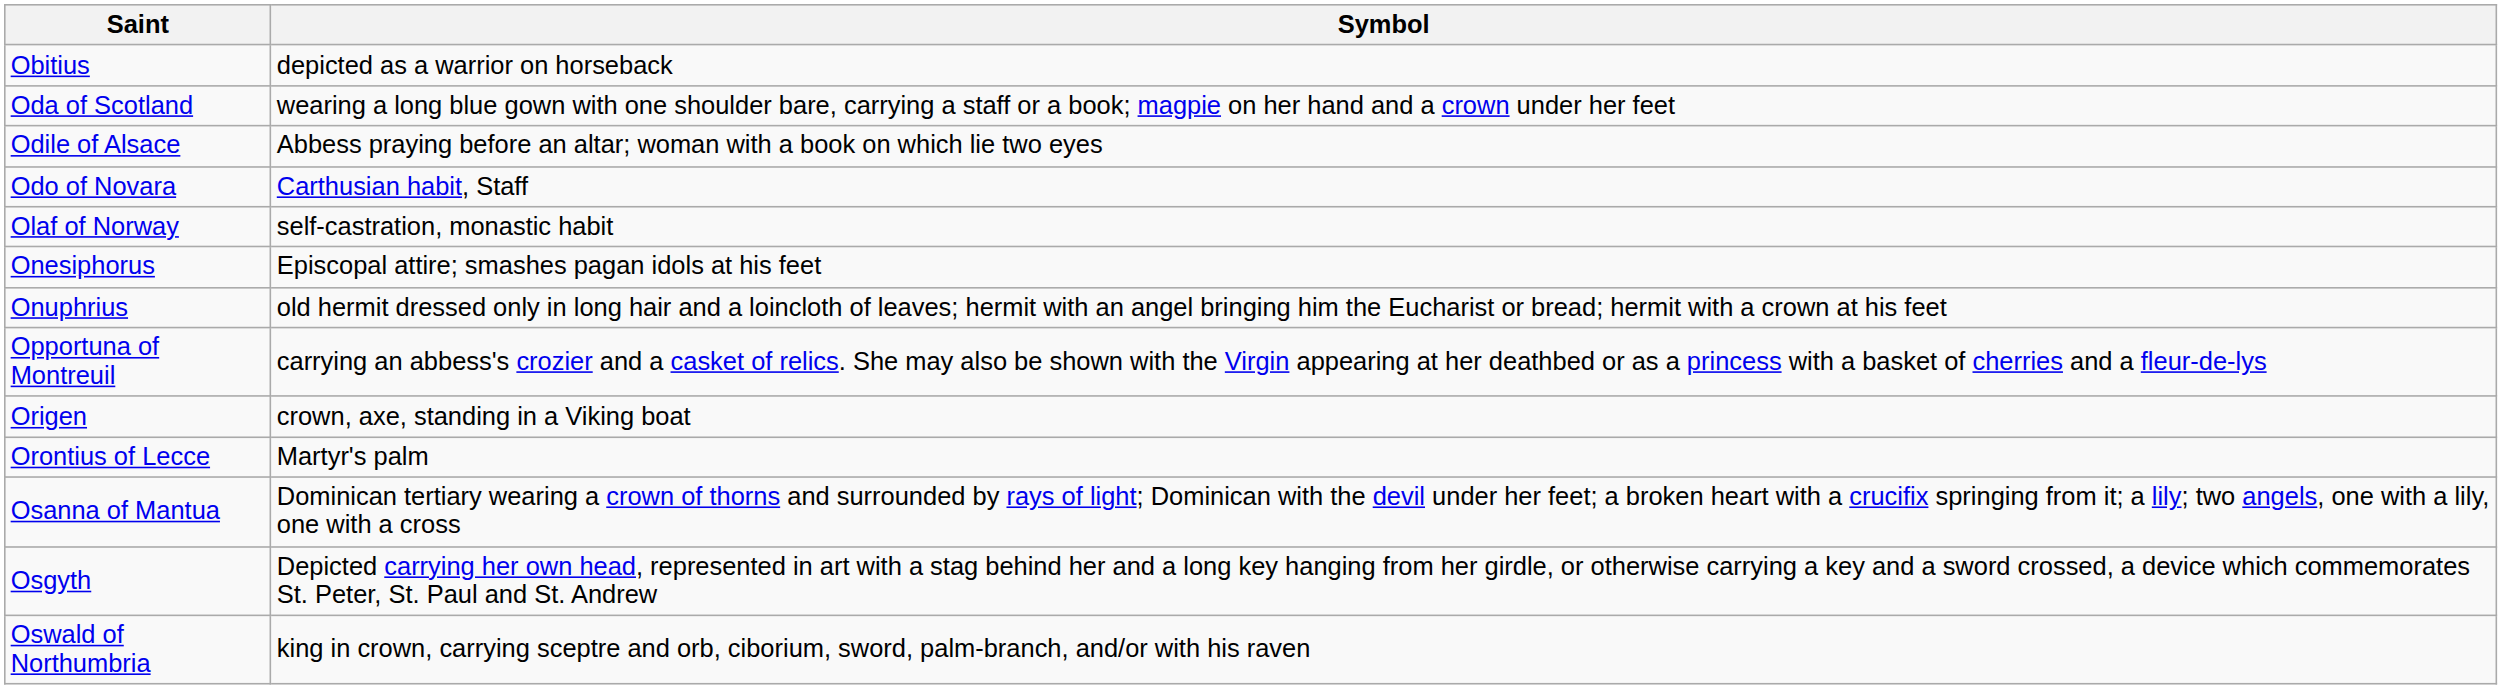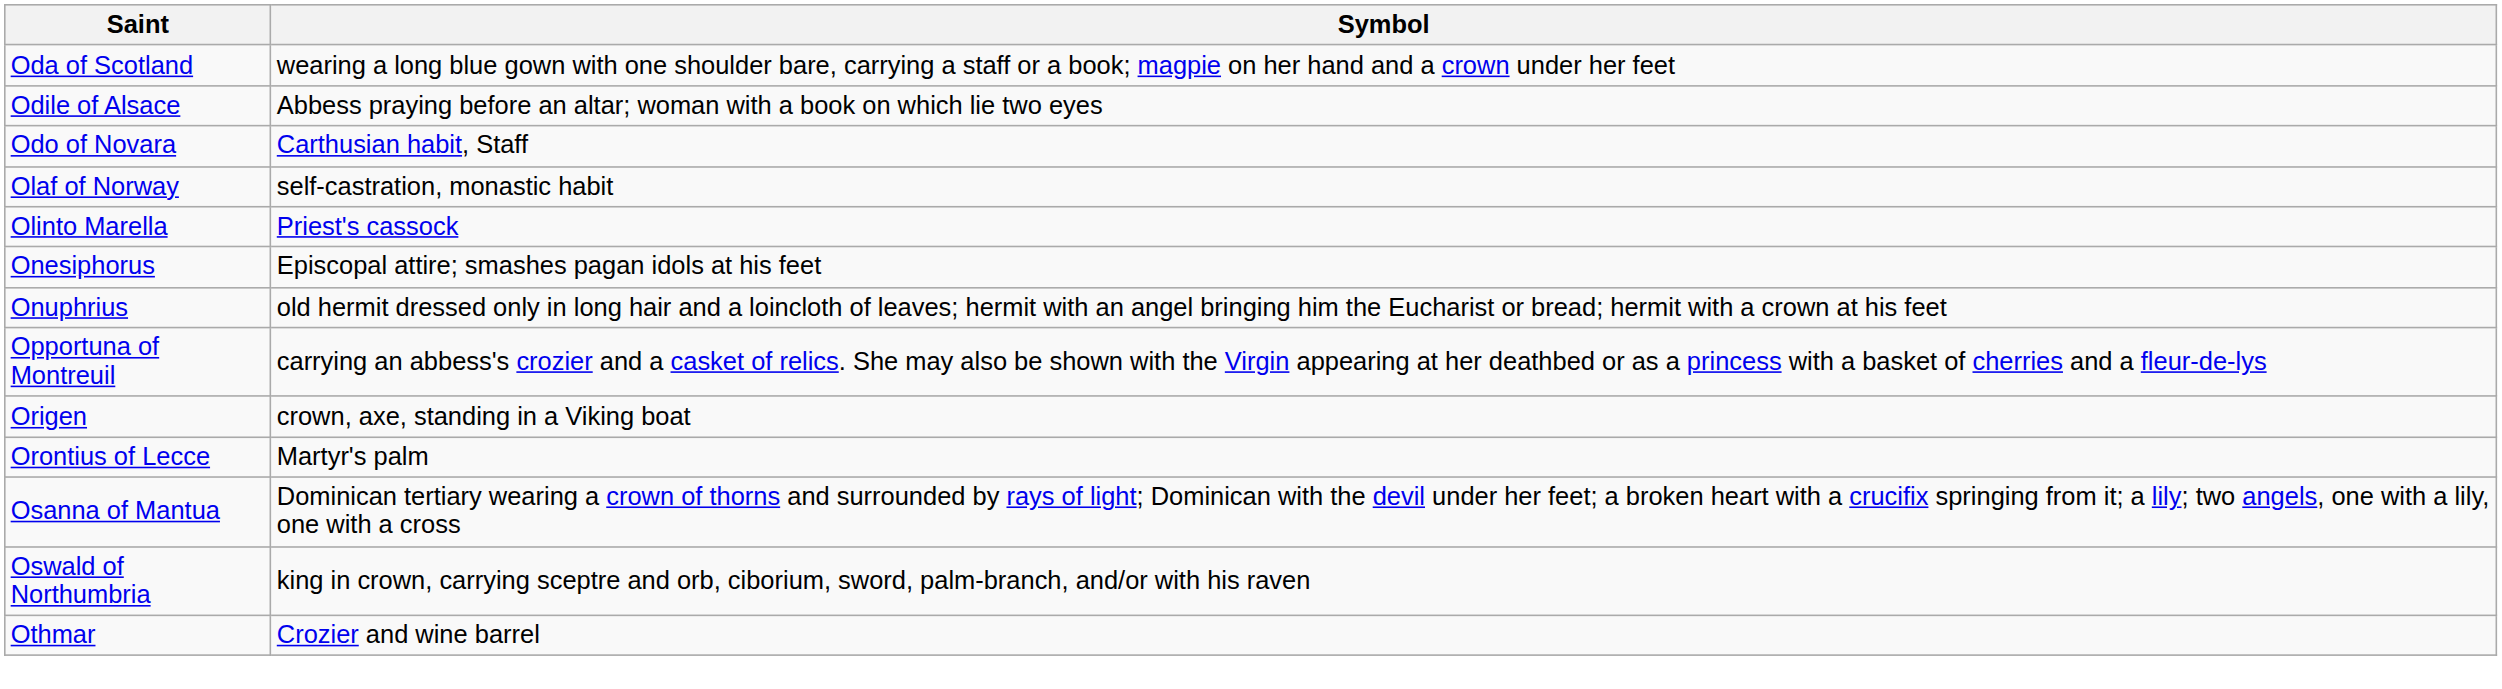- row: (50, 65)
+ row: (89, 226)
- row: (51, 580)
+ row: (53, 635)
